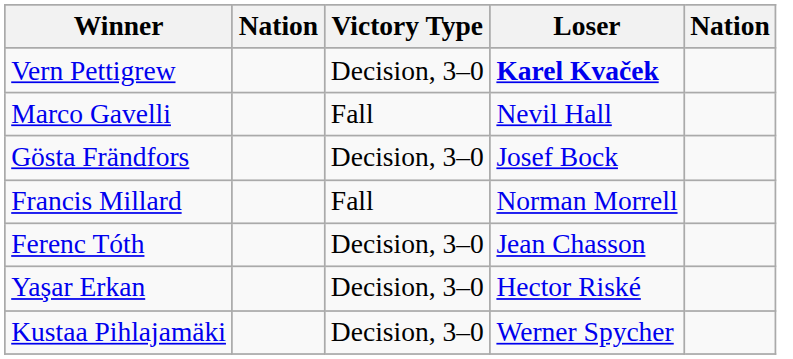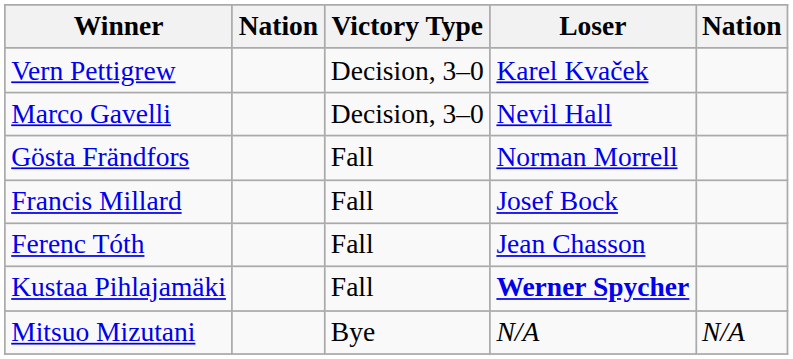(578, 69) bold -> (572, 69) normal
(352, 113) Fall -> (407, 113) Decision, 3–0
(407, 157) Decision, 3–0 -> (352, 157) Fall
(557, 157) Josef Bock -> (587, 157) Norman Morrell
(587, 200) Norman Morrell -> (557, 200) Josef Bock
(407, 244) Decision, 3–0 -> (352, 244) Fall
- row: (78, 288)
(407, 331) Decision, 3–0 -> (352, 288) Fall
(585, 331) normal -> (593, 288) bold
+ row: (103, 331)
